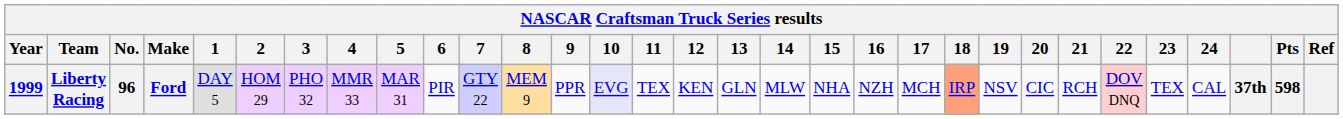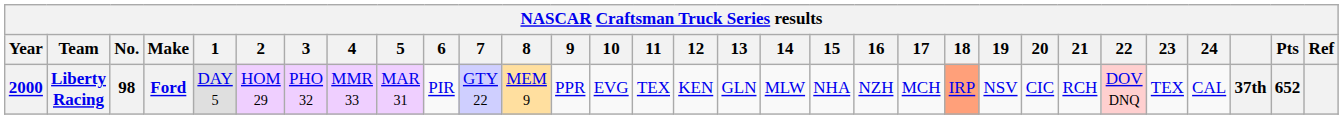(26, 88) 1999 -> (26, 88) 2000
(127, 88) 96 -> (127, 88) 98
(611, 88) lavender background -> (611, 88) no background
(1288, 88) 598 -> (1288, 88) 652
